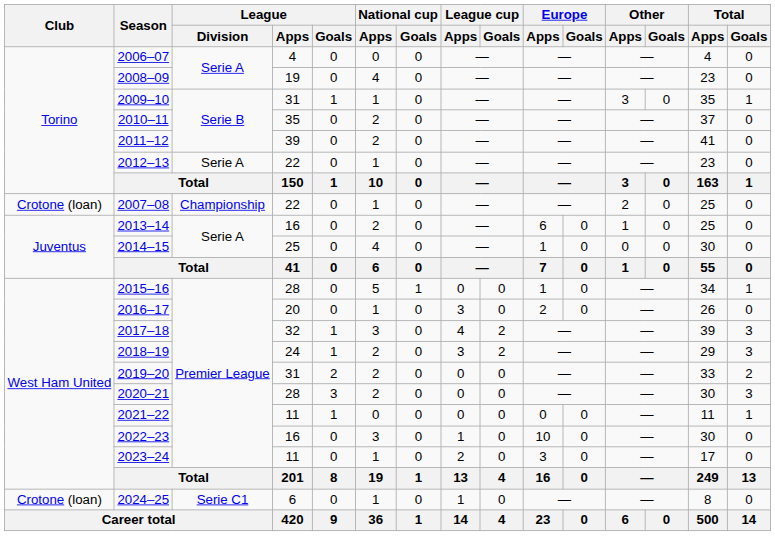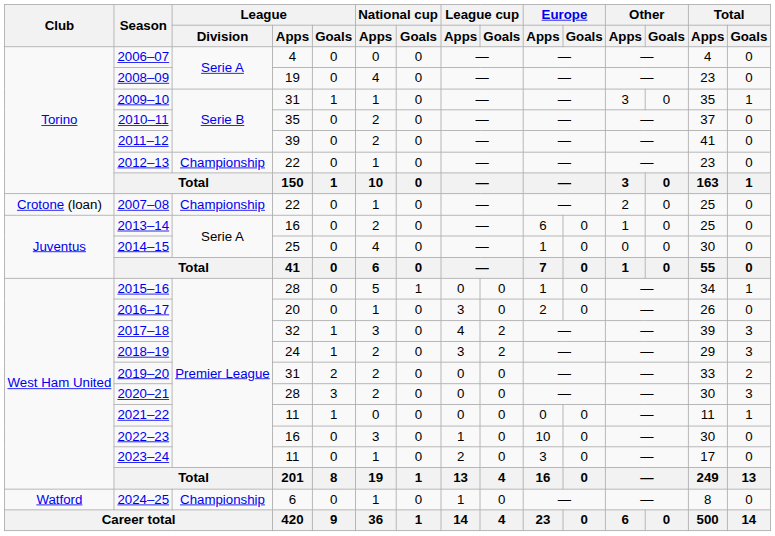(222, 162) Serie A -> (222, 162) Championship
(59, 499) Crotone (loan) -> (59, 499) Watford
(222, 499) Serie C1 -> (222, 499) Championship
